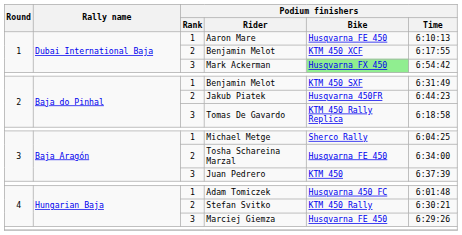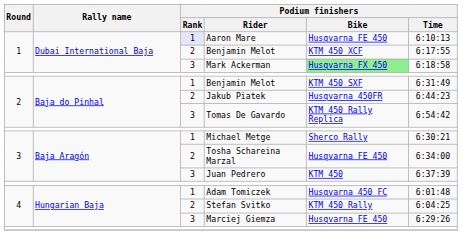(193, 38) no background -> (193, 38) lavender background
(433, 66) 6:54:42 -> (433, 66) 6:18:58
(433, 115) 6:18:58 -> (433, 115) 6:54:42
(433, 138) 6:04:25 -> (433, 138) 6:30:21
(433, 206) 6:30:21 -> (433, 206) 6:04:25
